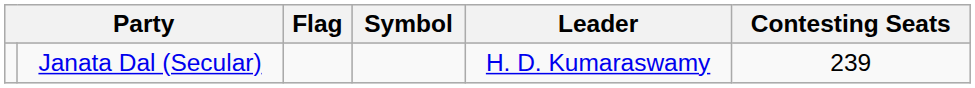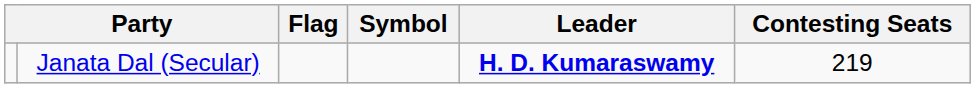(598, 62) normal -> (597, 62) bold
(851, 62) 239 -> (852, 62) 219
